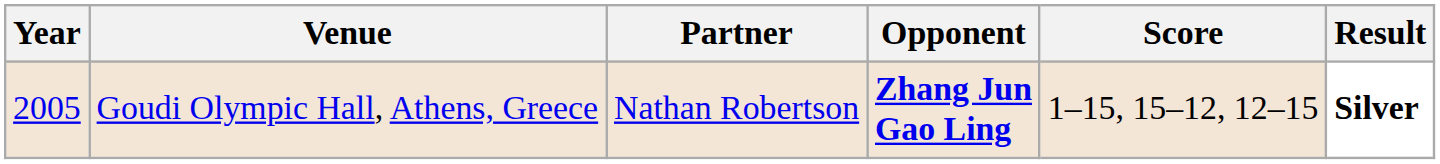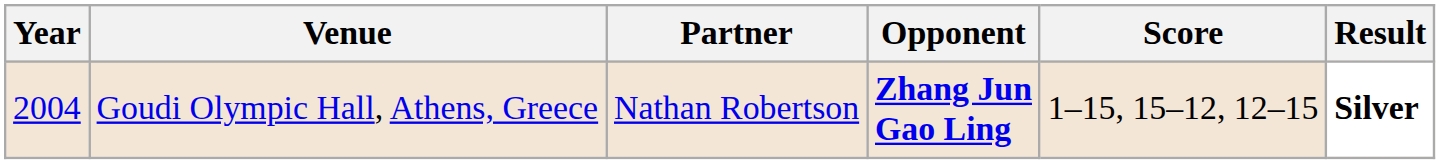(47, 108) 2005 -> (47, 108) 2004
